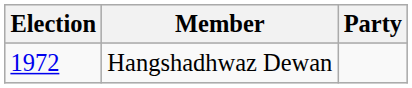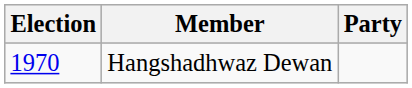(35, 62) 1972 -> (35, 62) 1970
